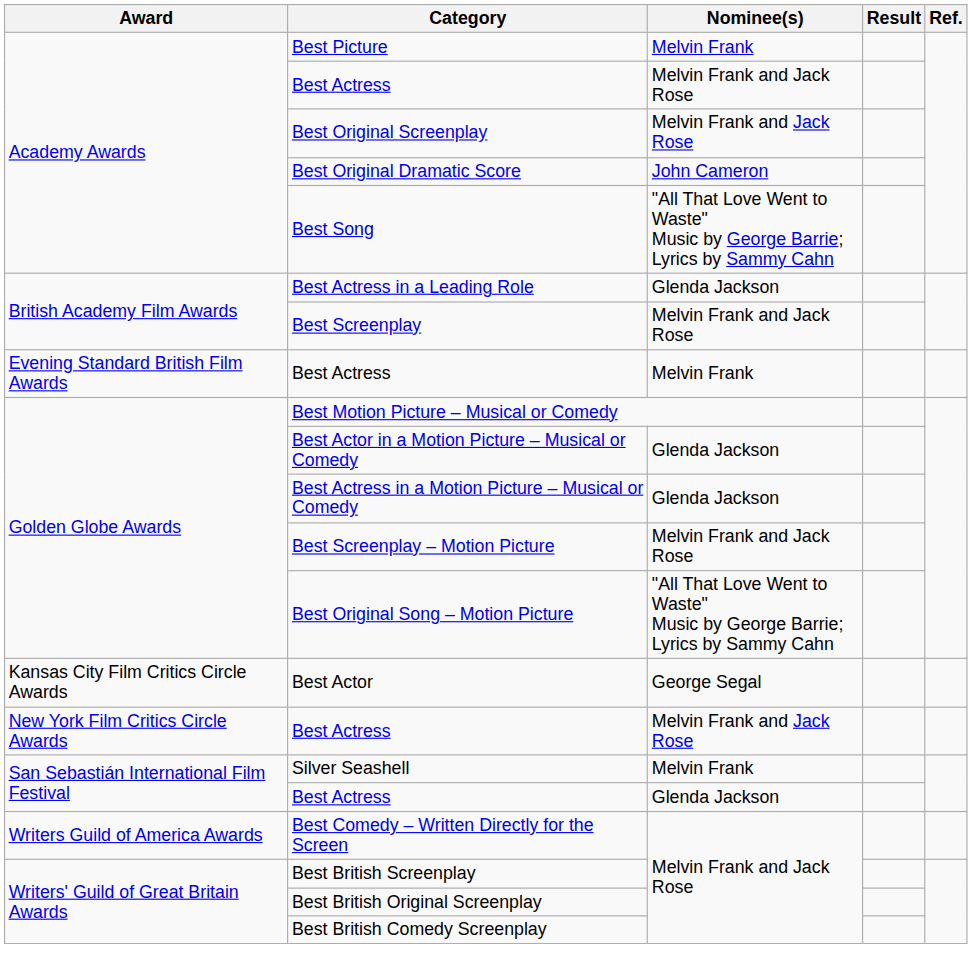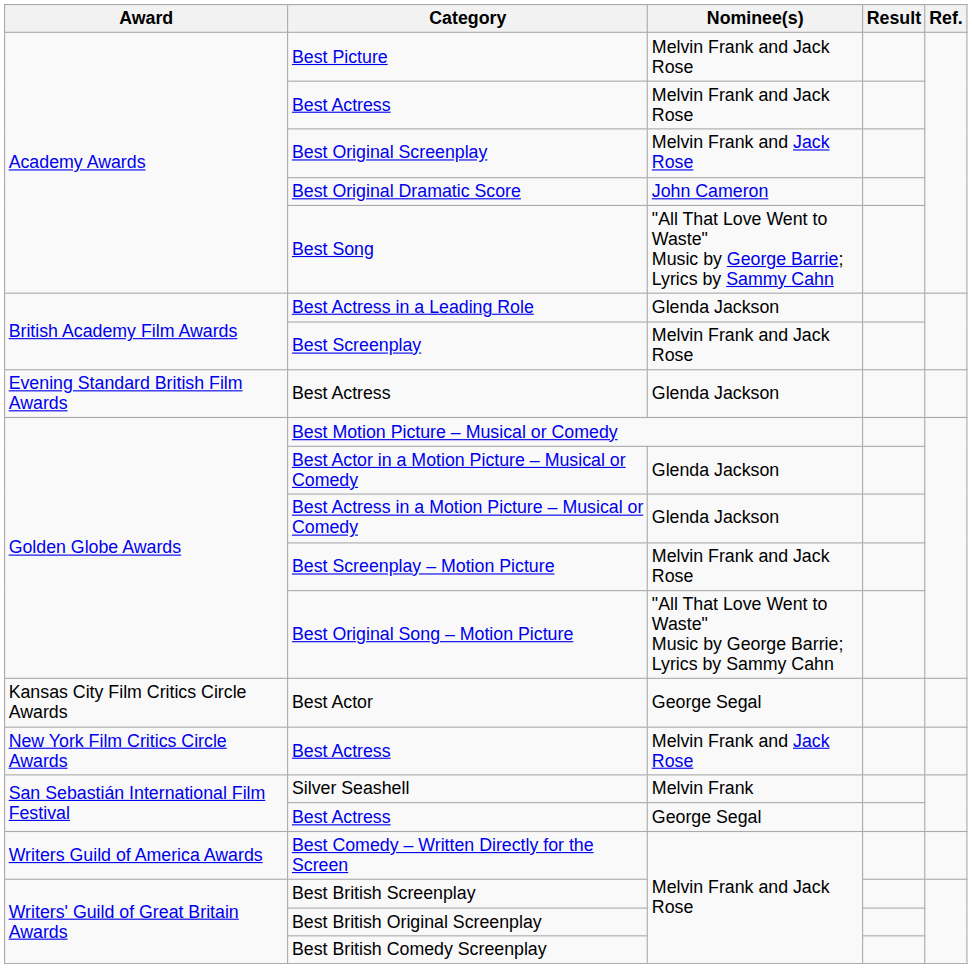(703, 46) Melvin Frank -> (741, 56) Melvin Frank and Jack Rose
(703, 373) Melvin Frank -> (716, 393) Glenda Jackson
(716, 797) Glenda Jackson -> (707, 817) George Segal
